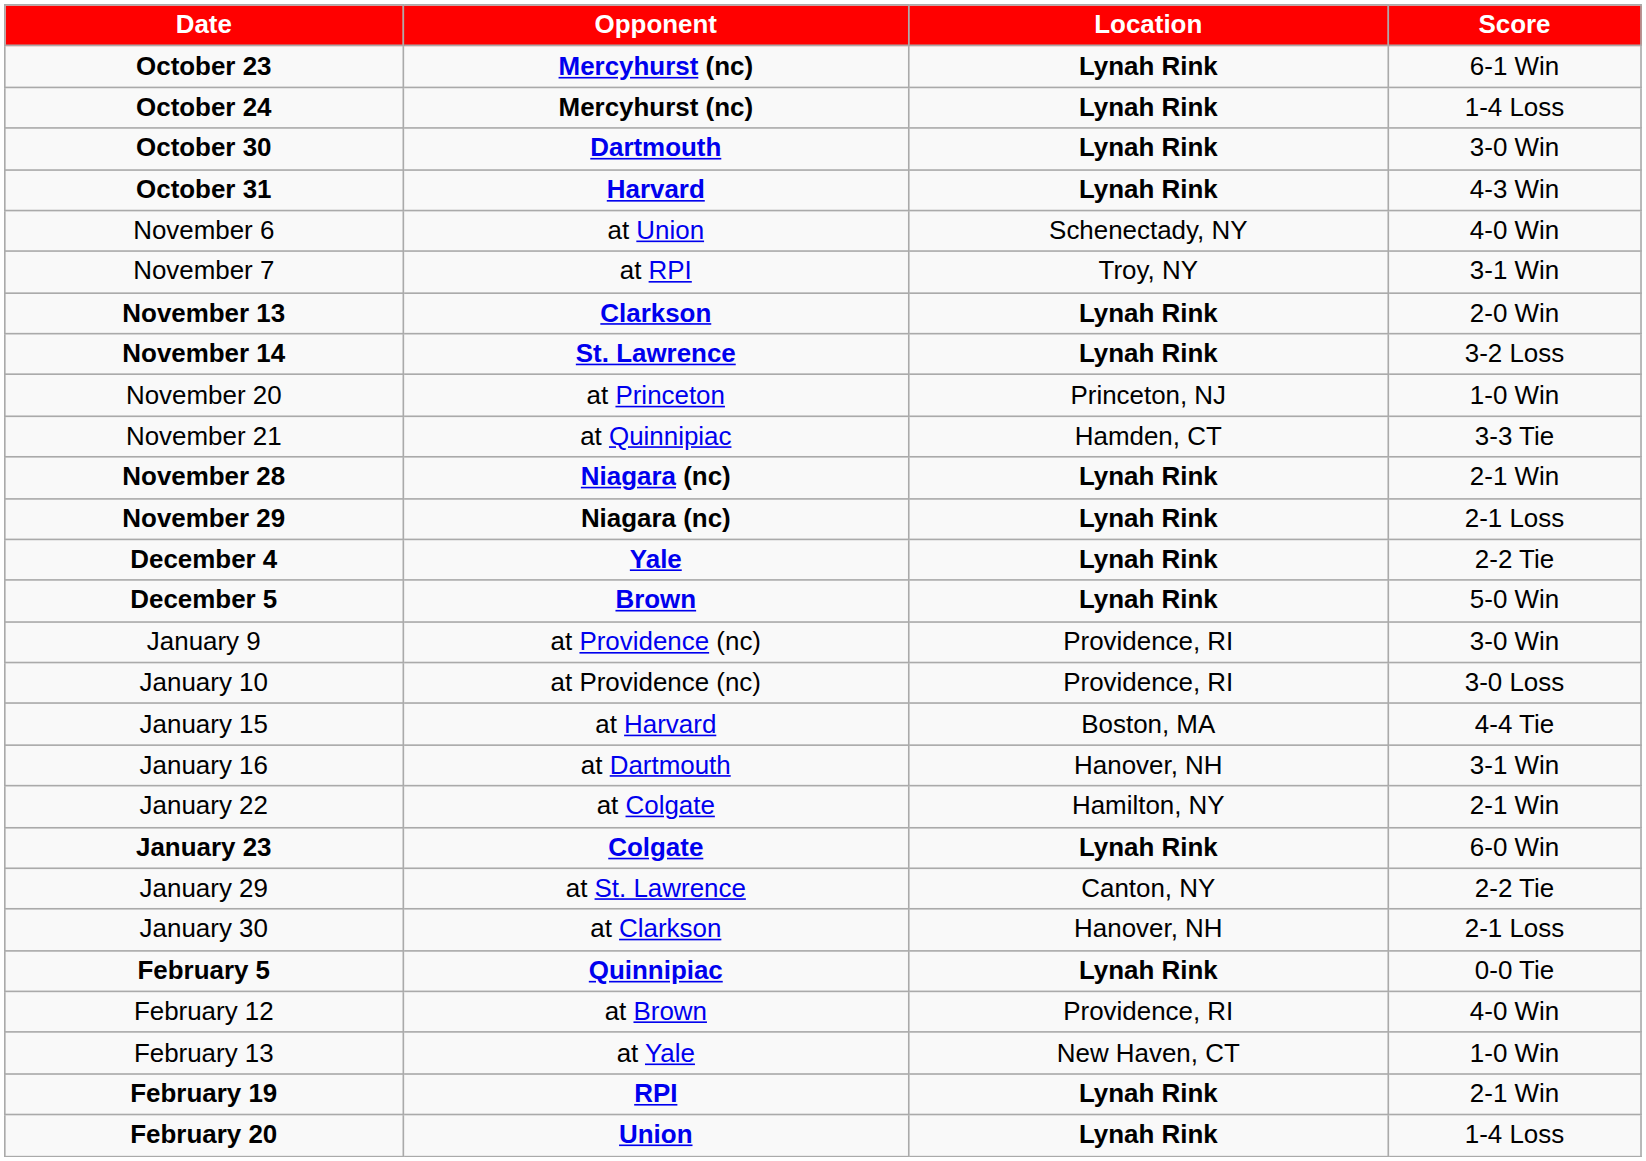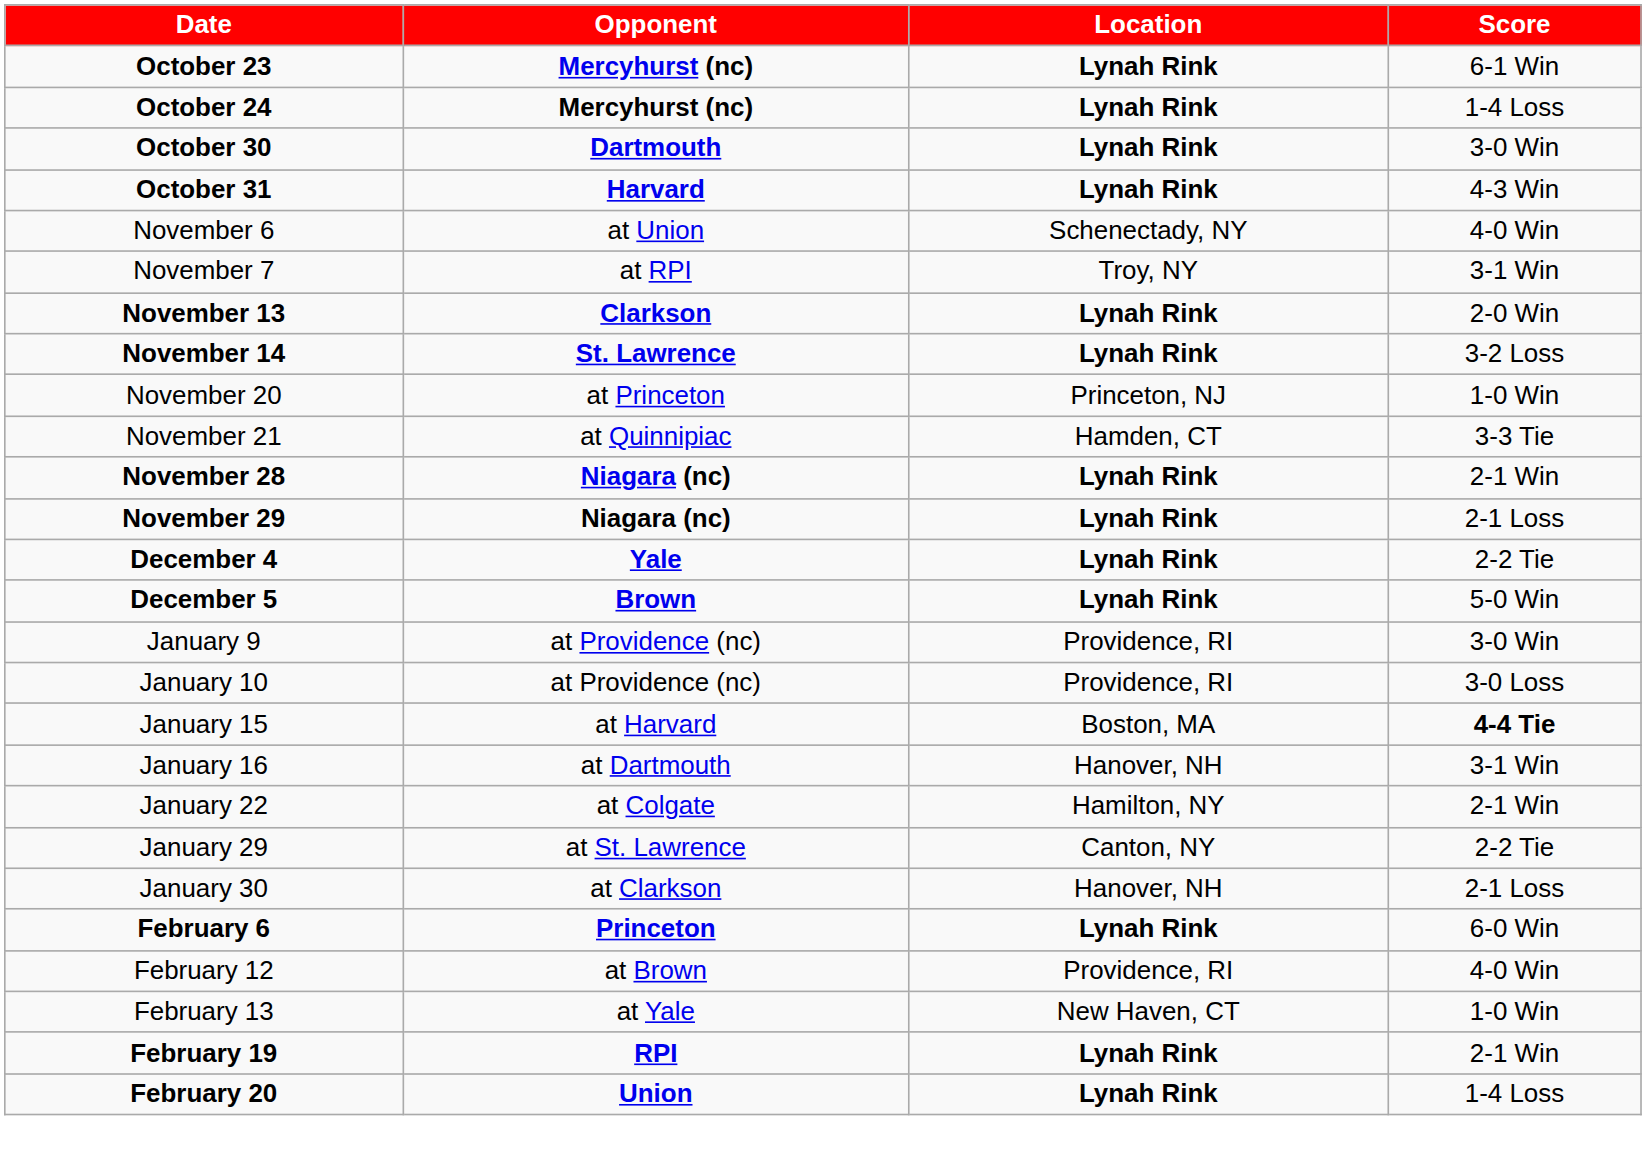(1514, 723) normal -> (1514, 723) bold
- row: (204, 847)
- row: (204, 970)
+ row: (204, 929)
